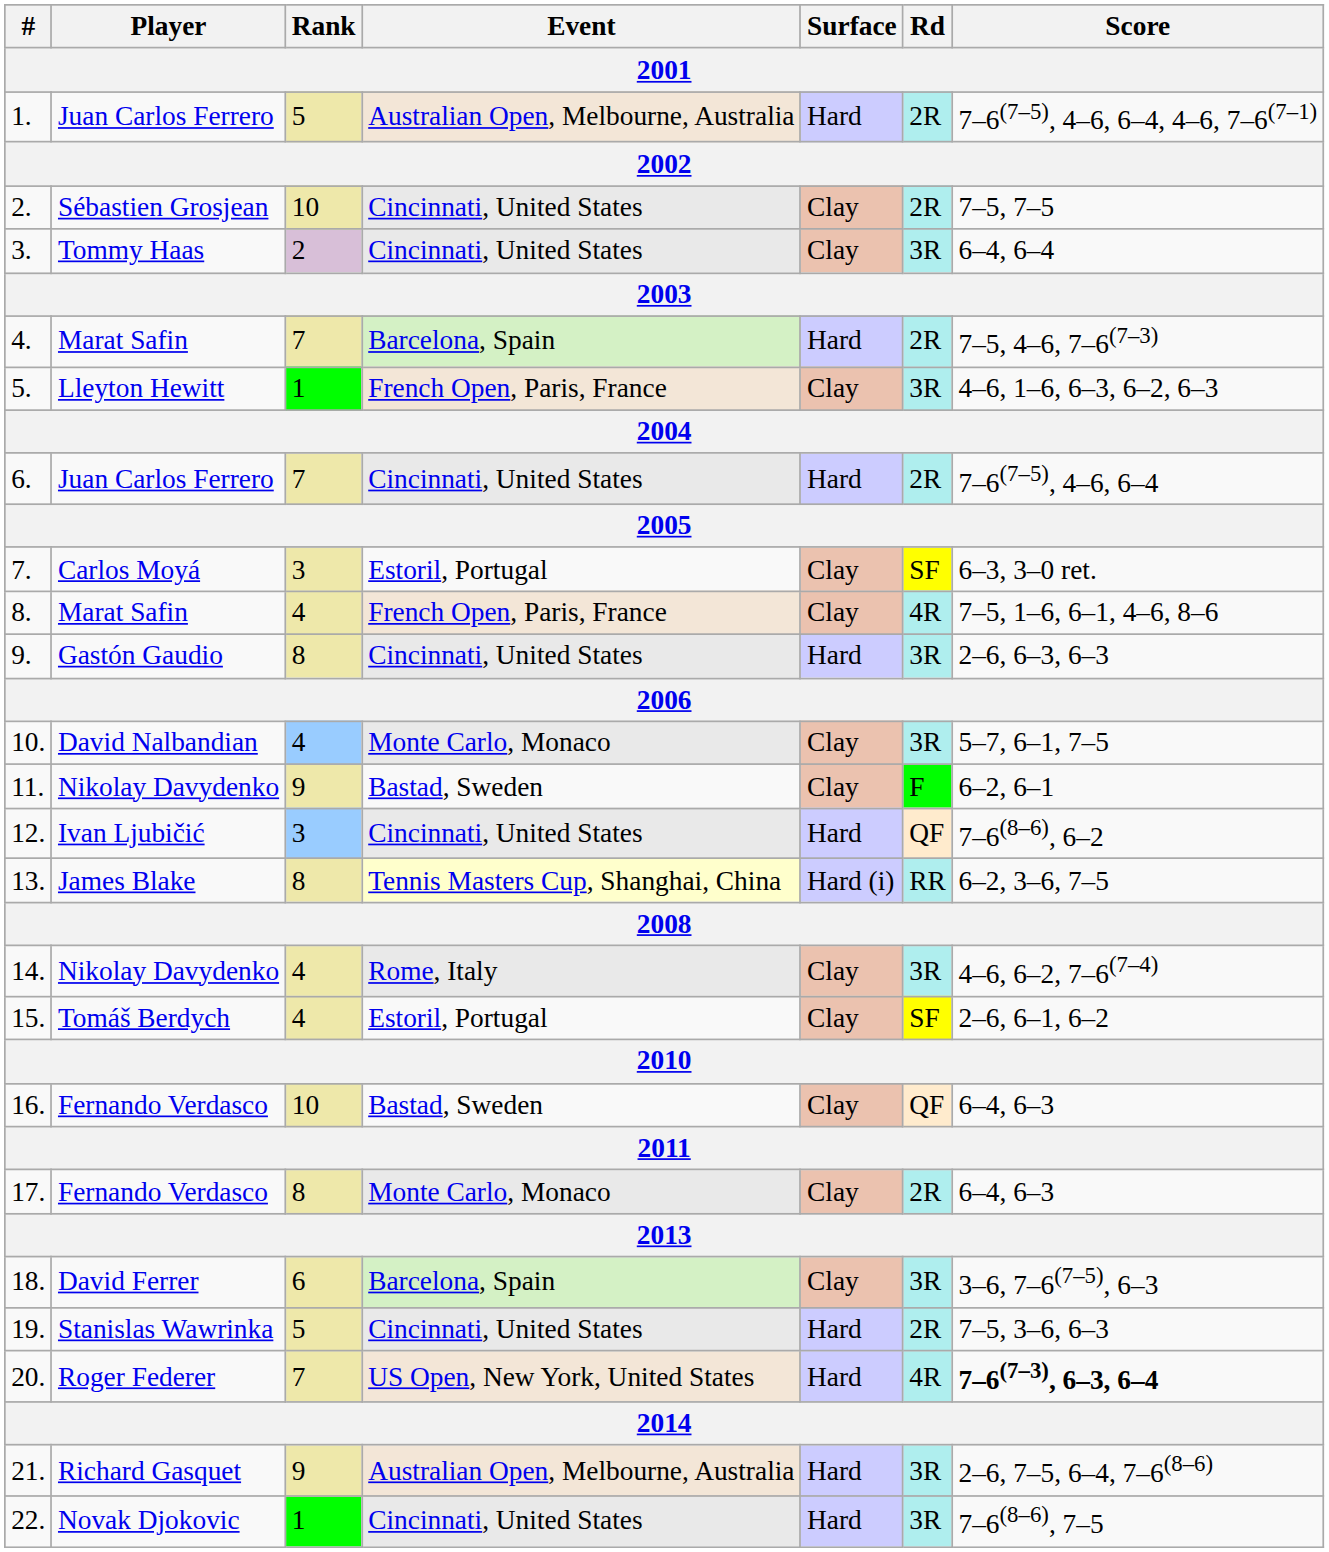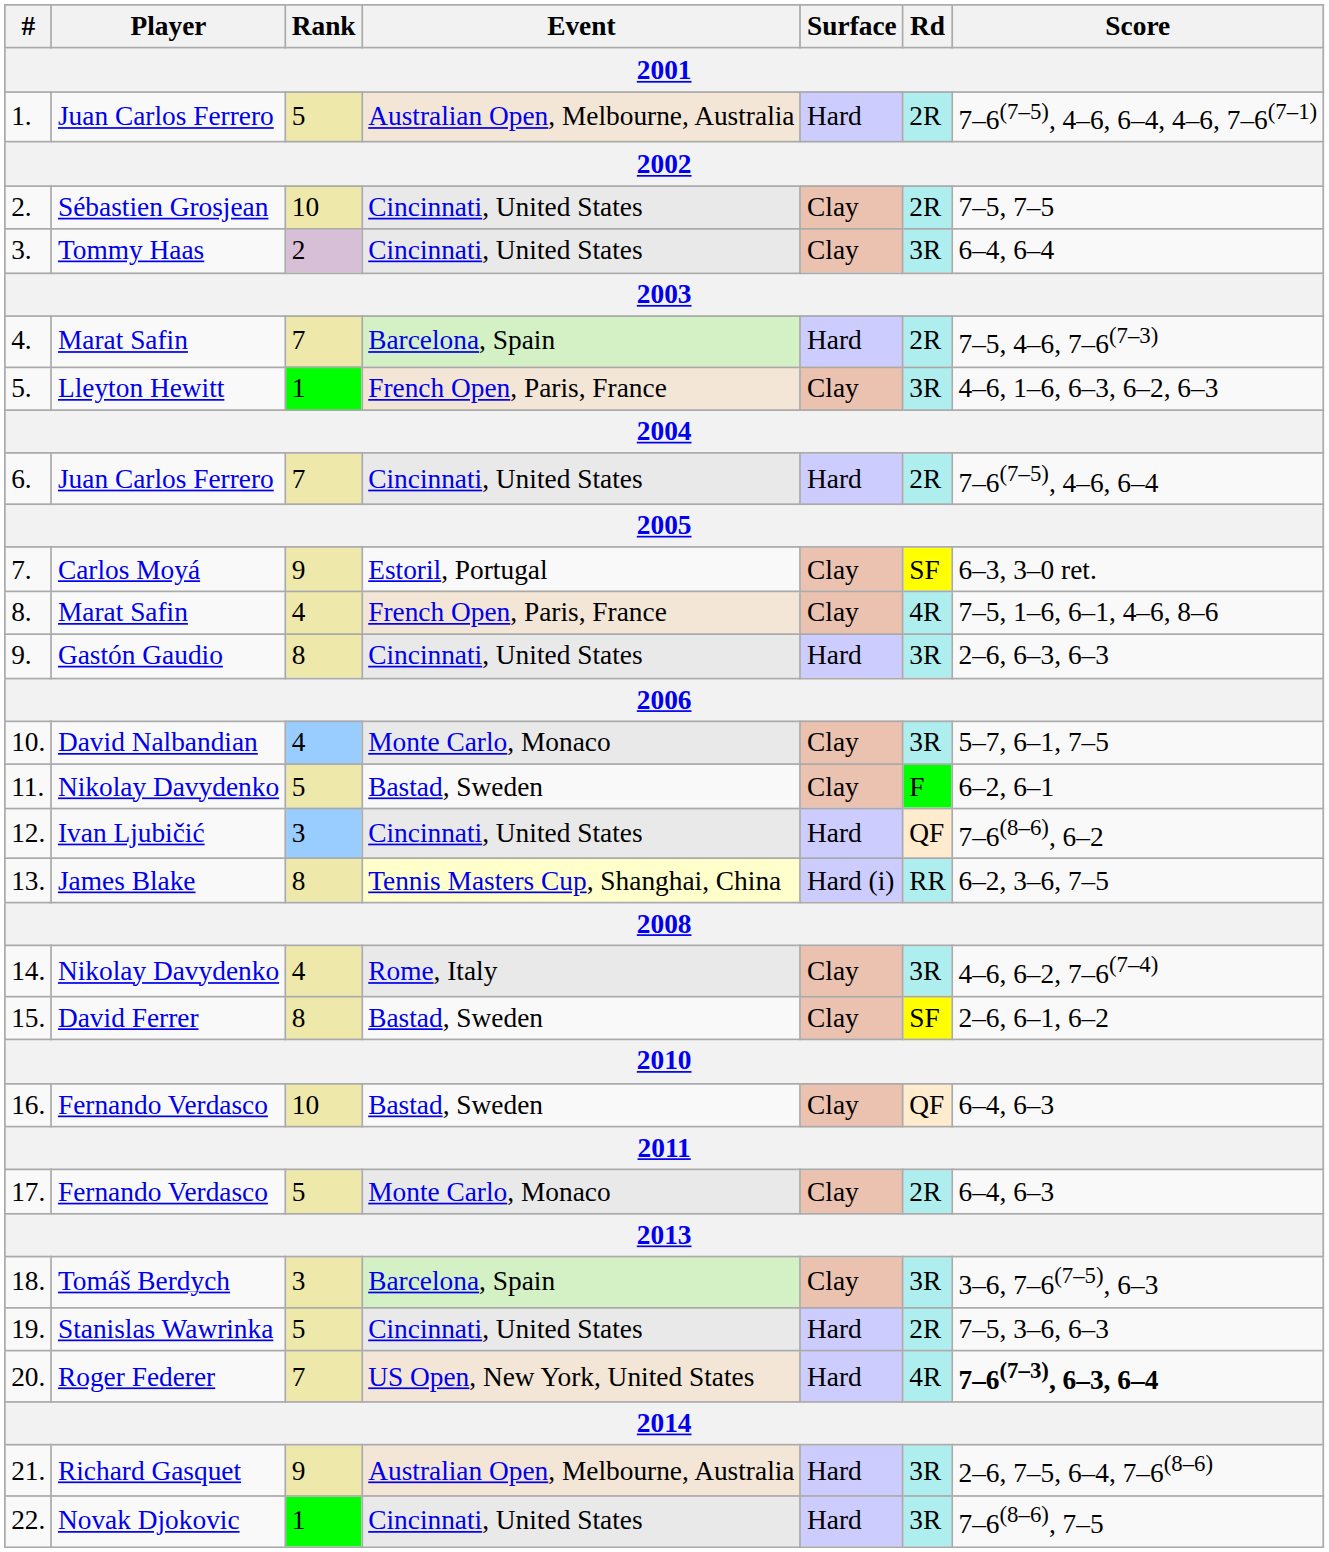(299, 569) 3 -> (299, 569) 9
(299, 786) 9 -> (299, 786) 5
(144, 1017) Tomáš Berdych -> (128, 1017) David Ferrer
(299, 1017) 4 -> (299, 1017) 8
(458, 1017) Estoril, Portugal -> (456, 1017) Bastad, Sweden
(299, 1191) 8 -> (299, 1191) 5
(128, 1281) David Ferrer -> (144, 1281) Tomáš Berdych
(299, 1281) 6 -> (299, 1281) 3
